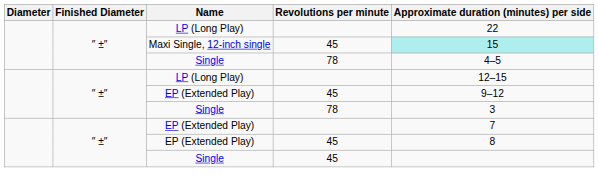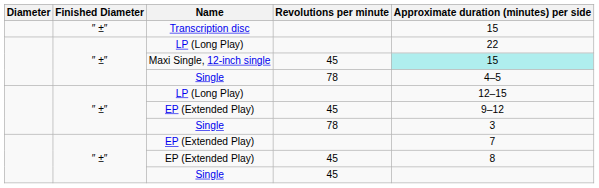+ row: (210, 28)
